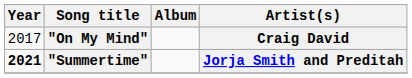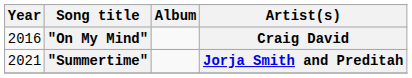(25, 39) 2017 -> (25, 39) 2016
(25, 61) bold -> (25, 61) normal
